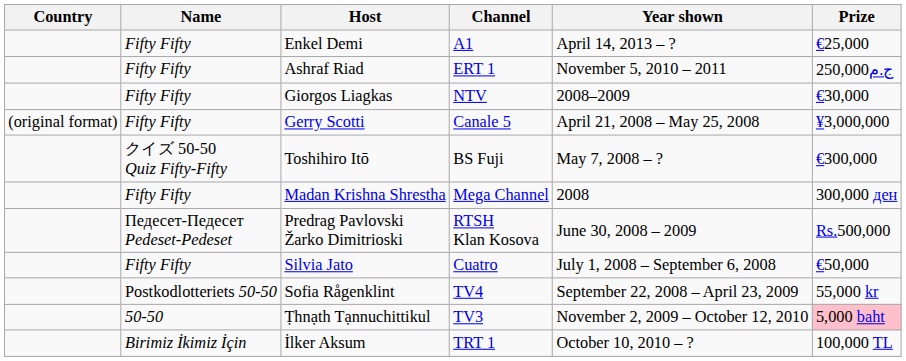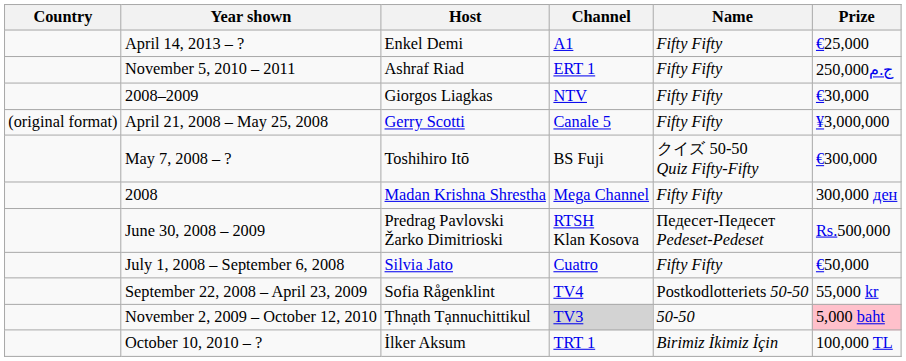columns swapped: (201, 17) <-> (682, 17)
(468, 317) no background -> (568, 317) lightgrey background
